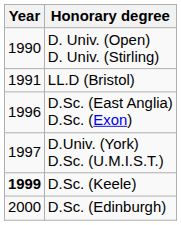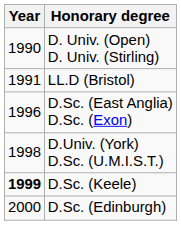(24, 152) 1997 -> (24, 152) 1998
